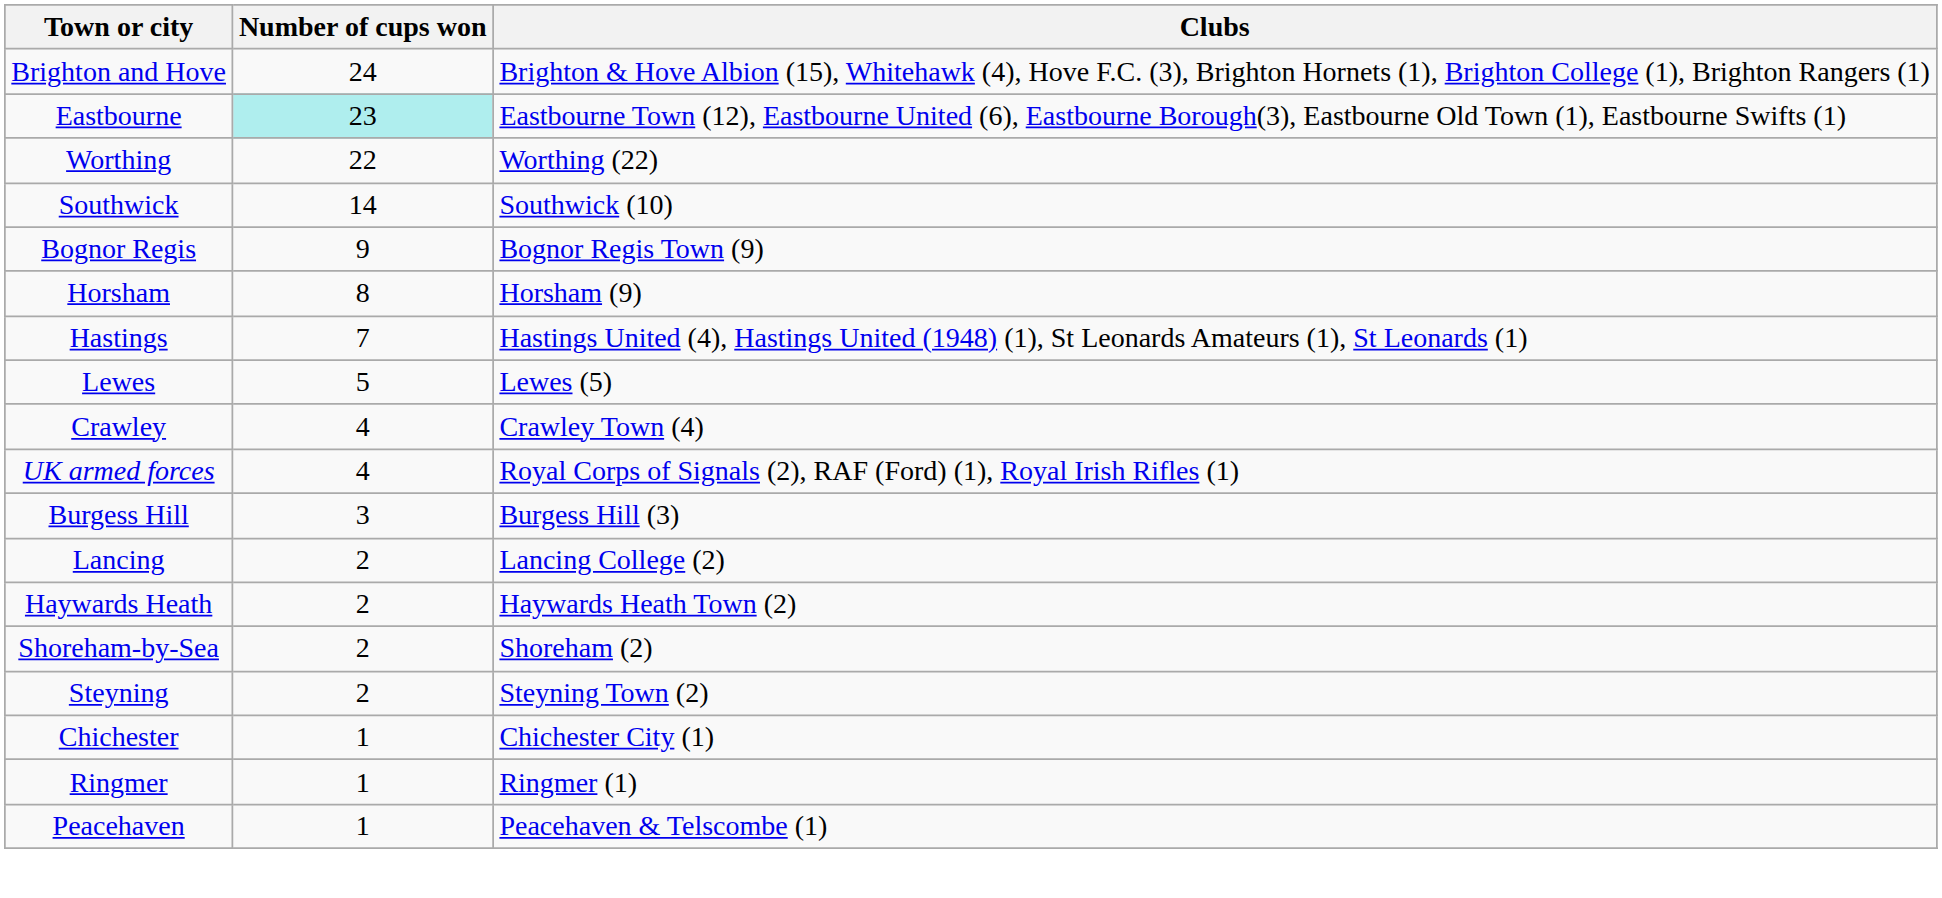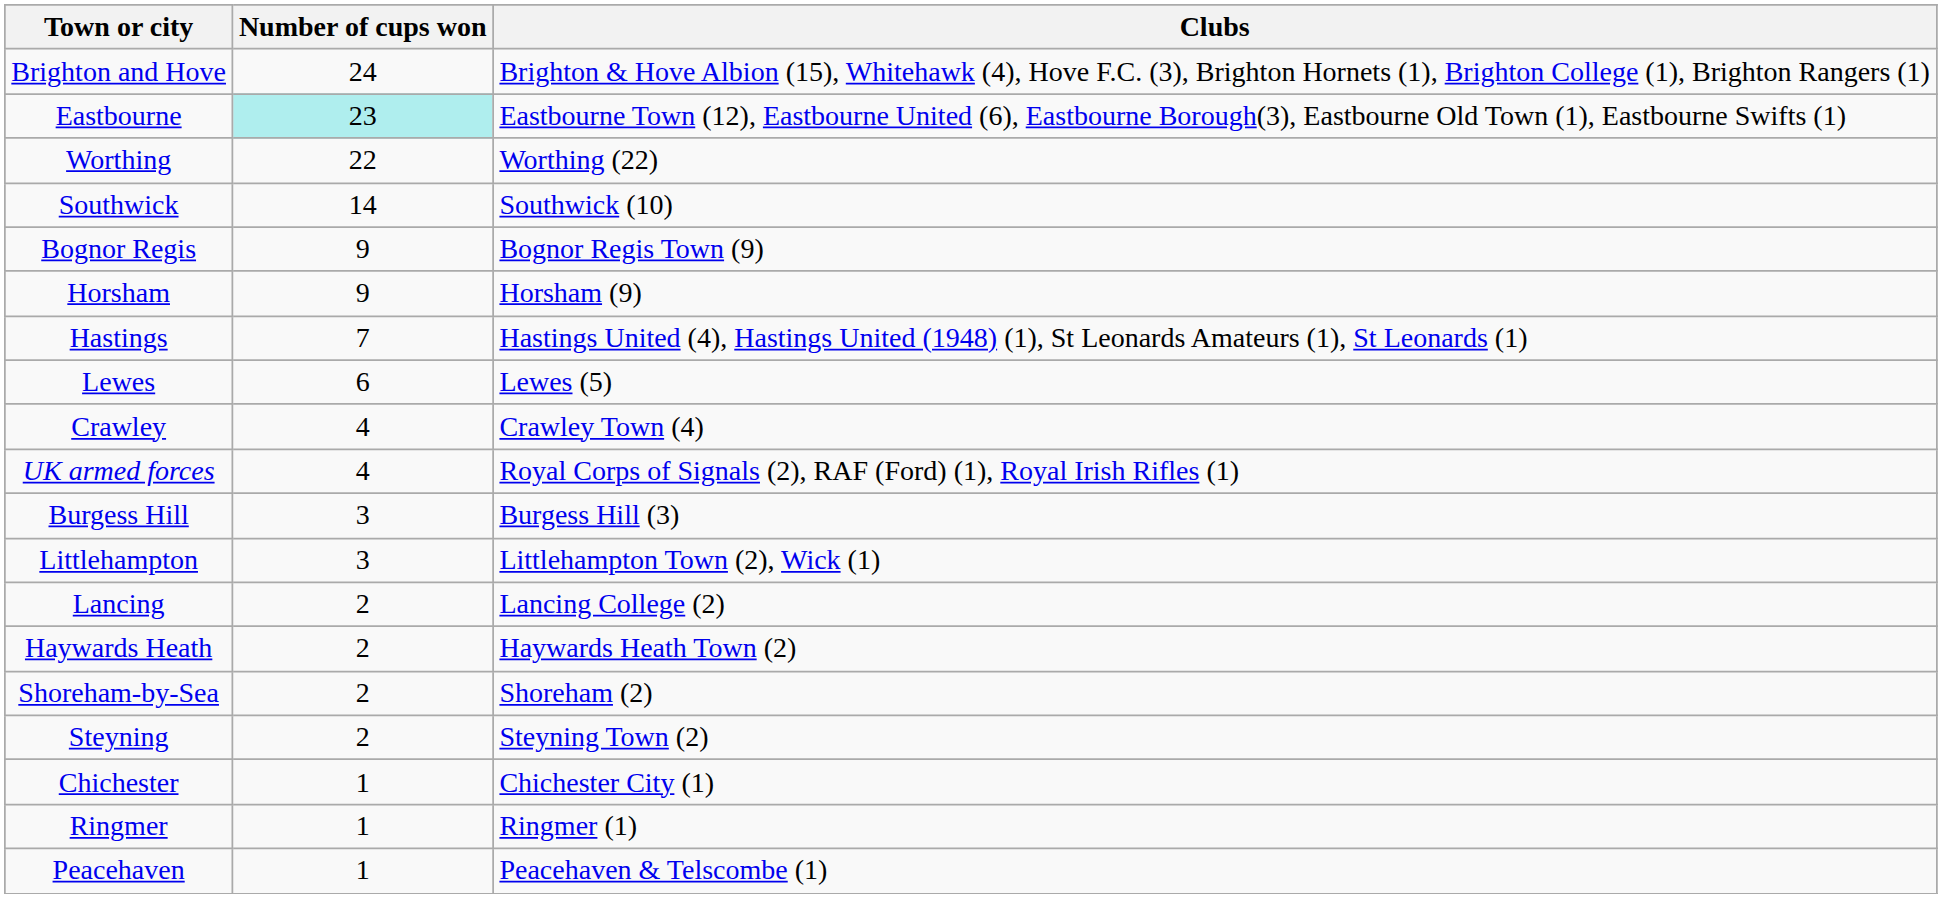(363, 293) 8 -> (363, 293) 9
(363, 381) 5 -> (363, 381) 6
+ row: (119, 559)
